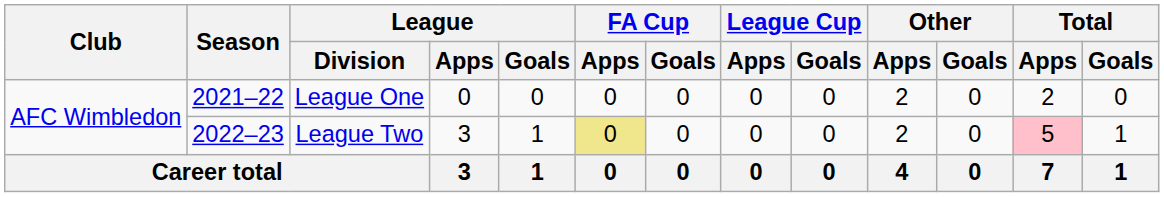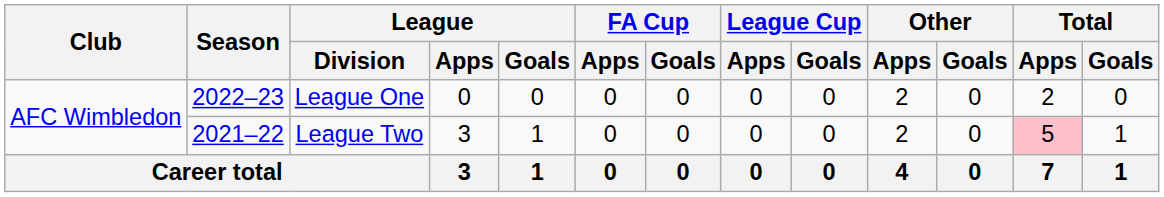(238, 97) 2021–22 -> (238, 97) 2022–23
(238, 135) 2022–23 -> (238, 135) 2021–22
(610, 135) khaki background -> (610, 135) no background
